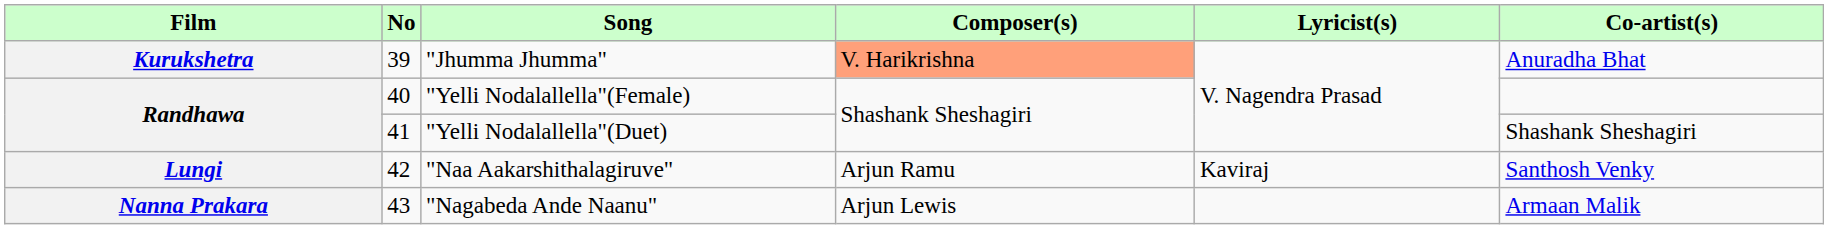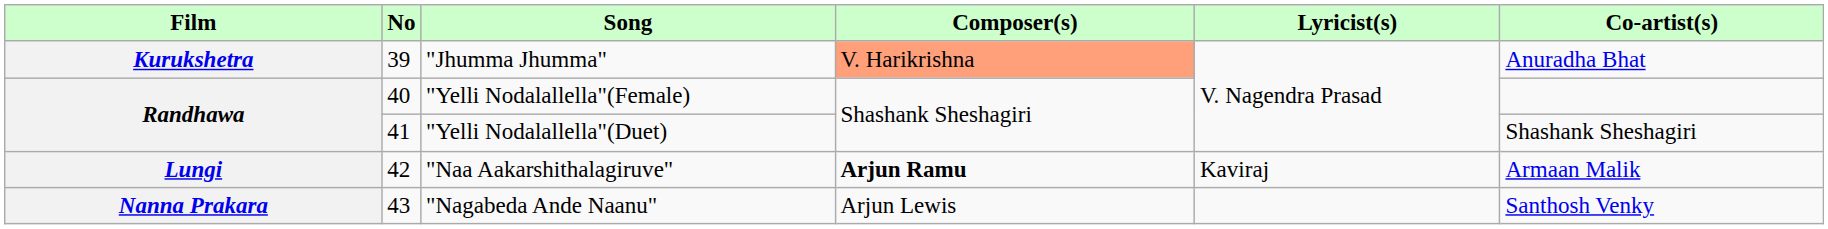(898, 168) normal -> (903, 168) bold
(1580, 168) Santhosh Venky -> (1573, 168) Armaan Malik
(1573, 205) Armaan Malik -> (1580, 205) Santhosh Venky
